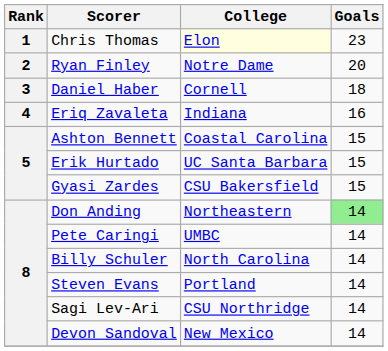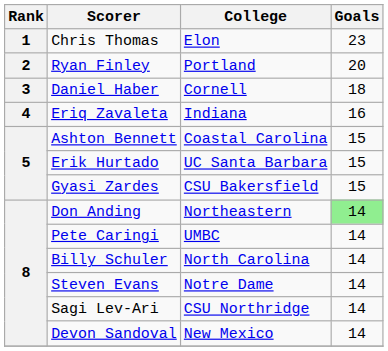(202, 41) lightyellow background -> (202, 41) no background
(229, 65) Notre Dame -> (220, 65) Portland
(220, 285) Portland -> (229, 285) Notre Dame
